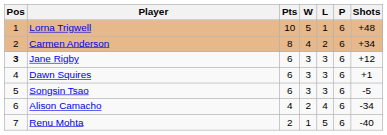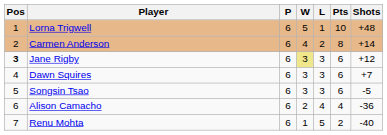columns swapped: (342, 12) <-> (290, 12)
(367, 43) +34 -> (367, 43) +14
(308, 59) no background -> (305, 59) khaki background
(367, 75) +1 -> (367, 75) +7
(367, 106) -34 -> (367, 106) -36
